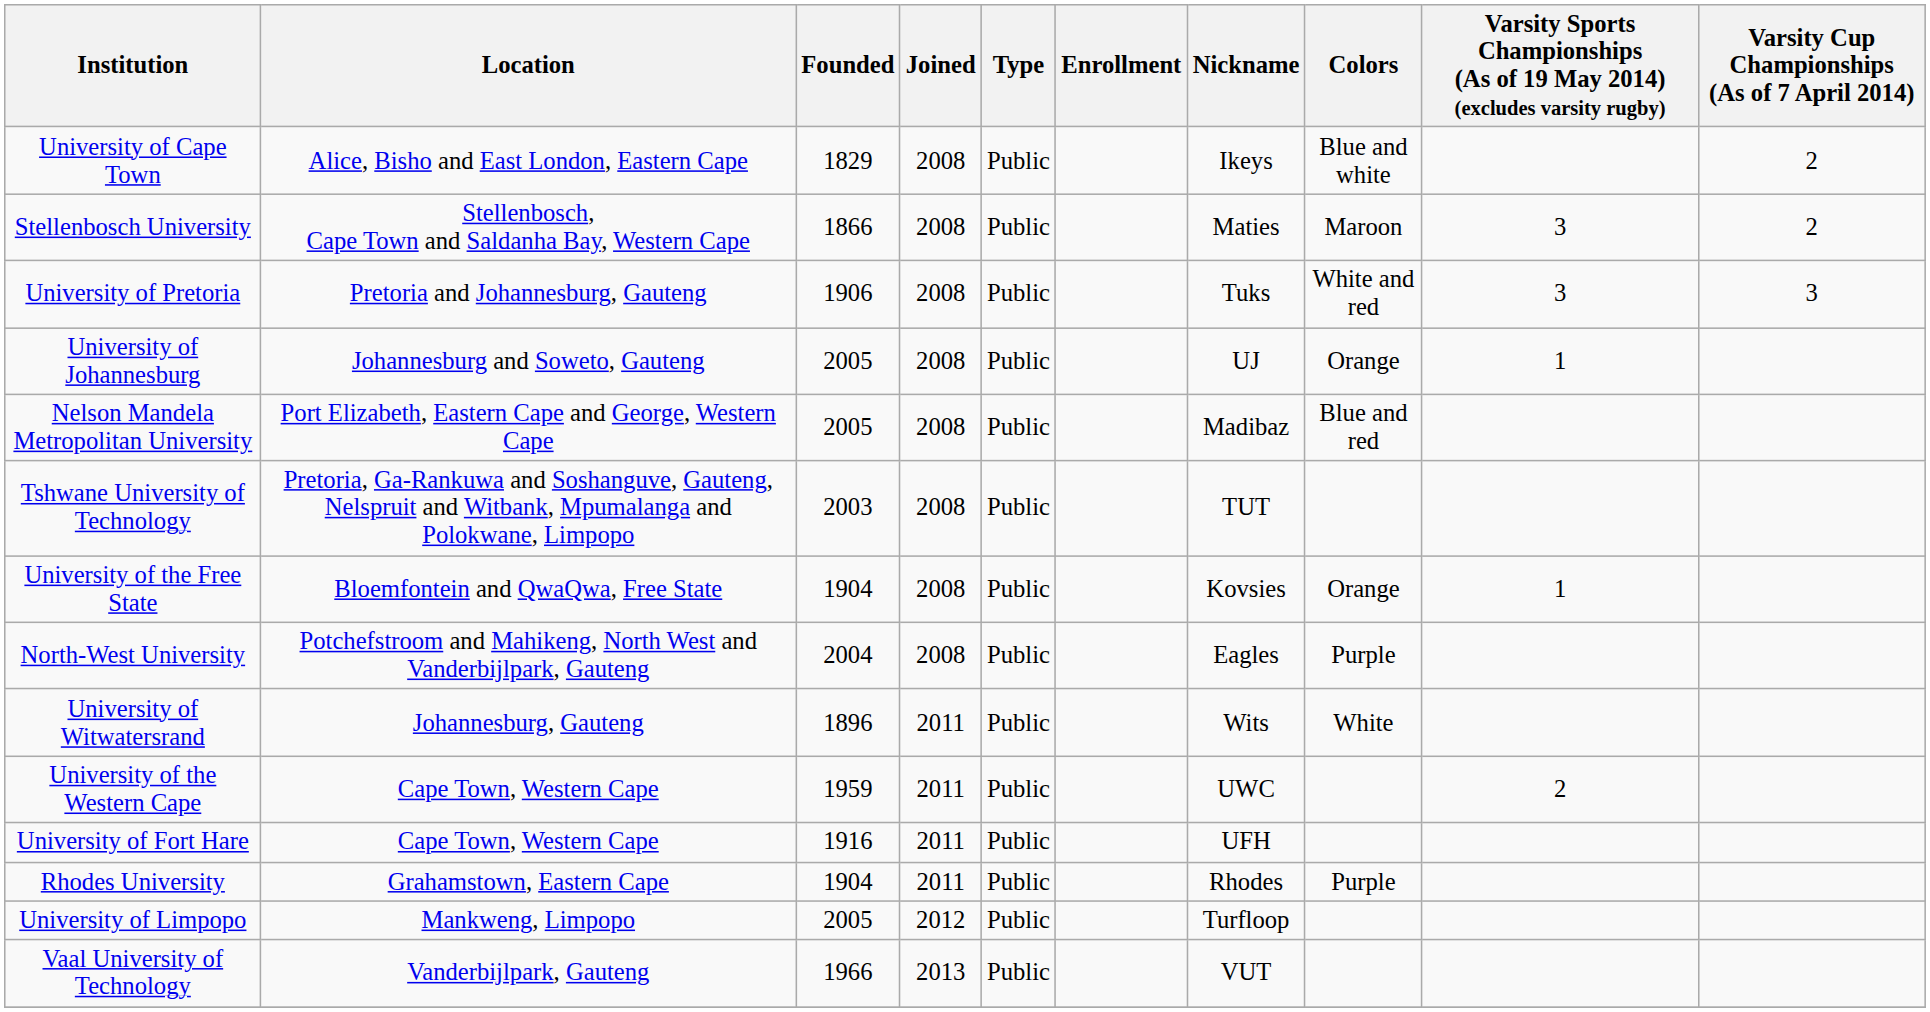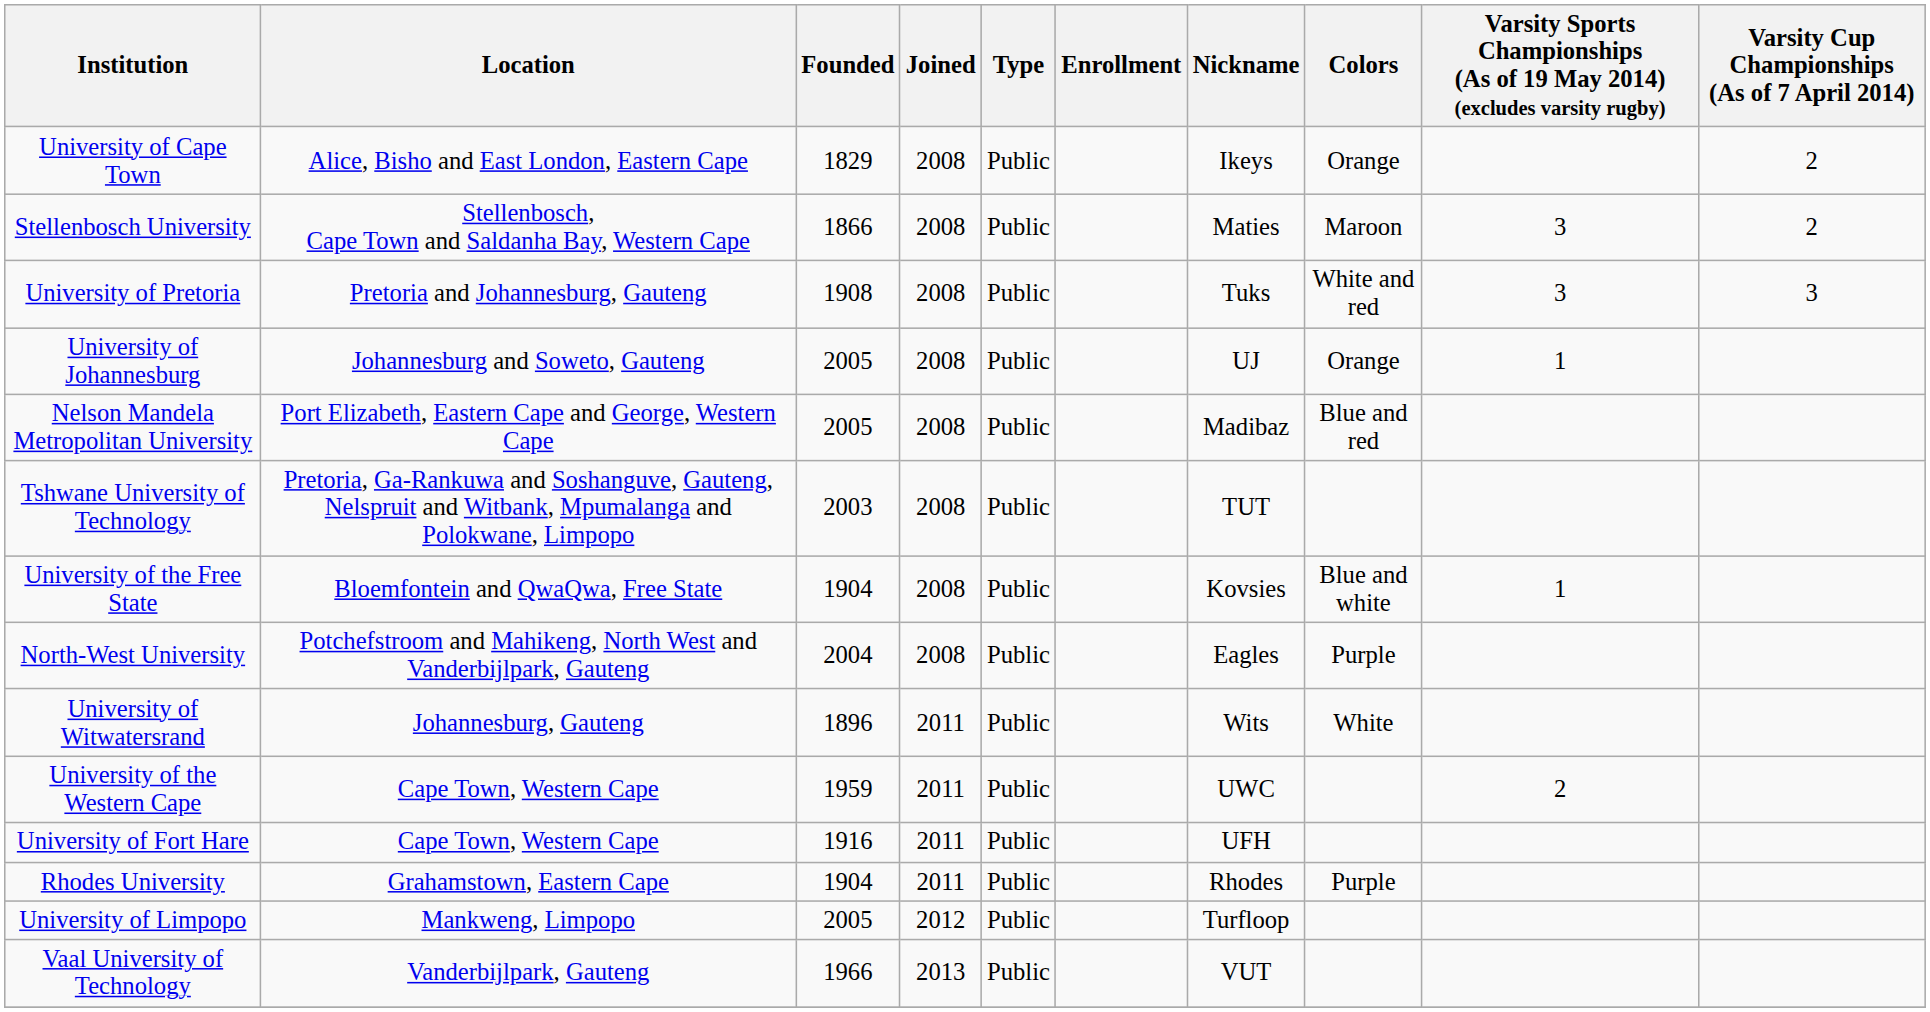(1363, 160) Blue and white -> (1363, 160) Orange
(848, 293) 1906 -> (848, 293) 1908
(1363, 588) Orange -> (1363, 588) Blue and white
